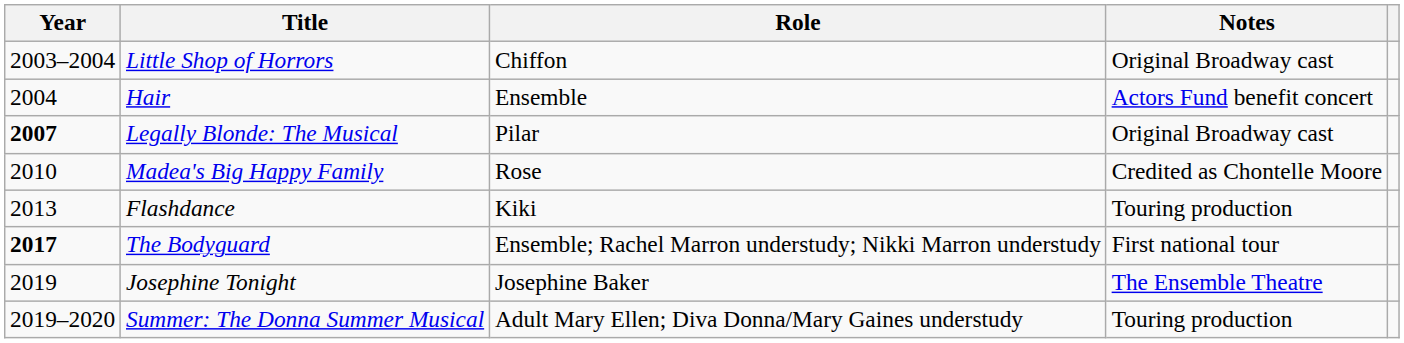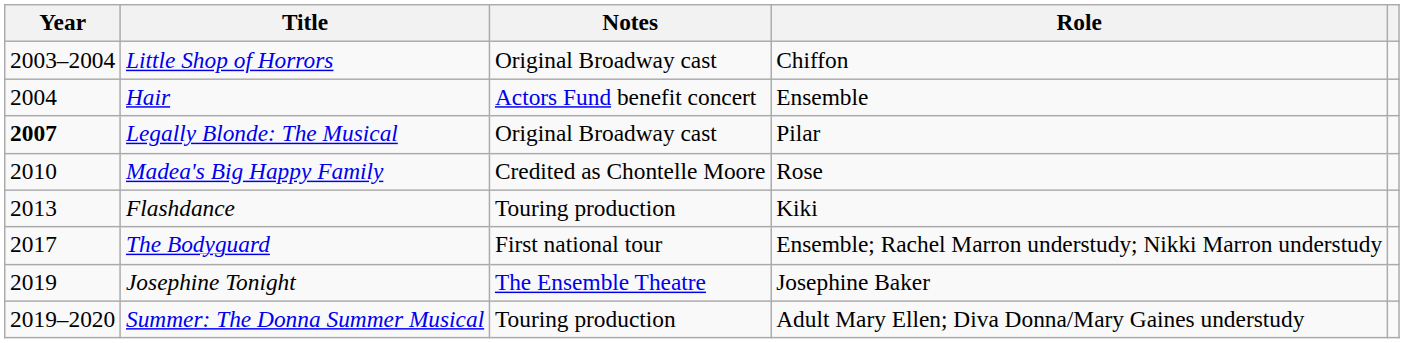columns swapped: (798, 23) <-> (1247, 23)
(33, 245) bold -> (33, 245) normal
